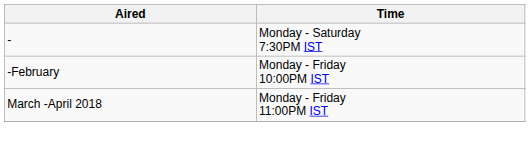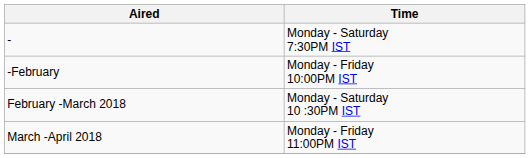+ row: (67, 104)
